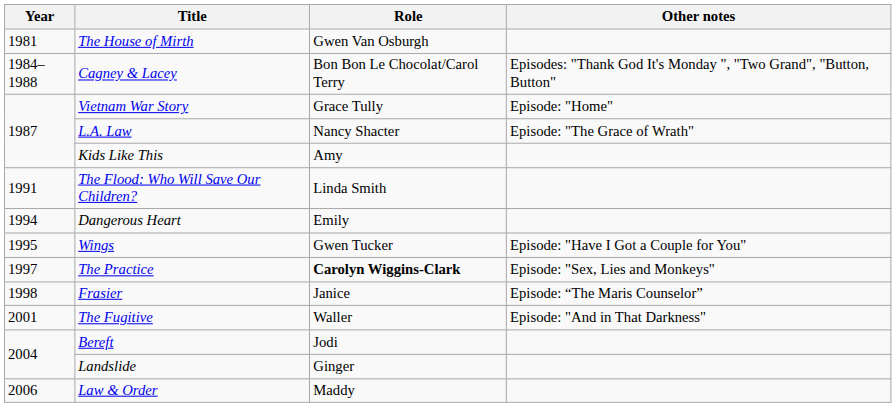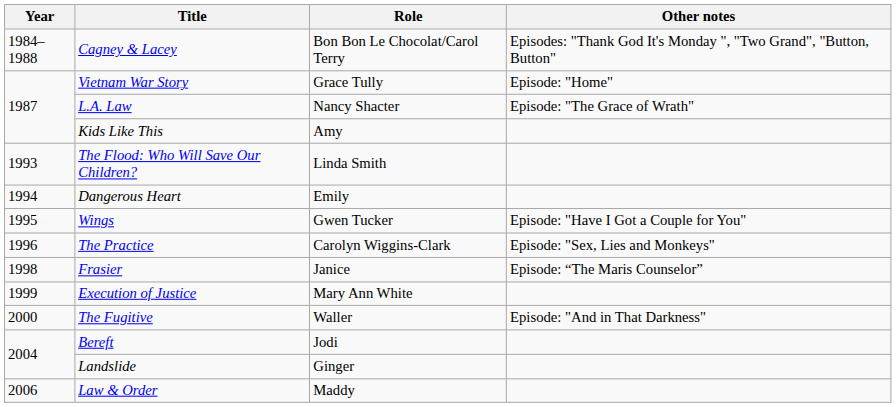- row: (136, 41)
(23, 188) 1991 -> (23, 164) 1993
(23, 269) 1997 -> (23, 245) 1996
(387, 269) bold -> (382, 245) normal
+ row: (137, 293)
(23, 318) 2001 -> (23, 318) 2000
